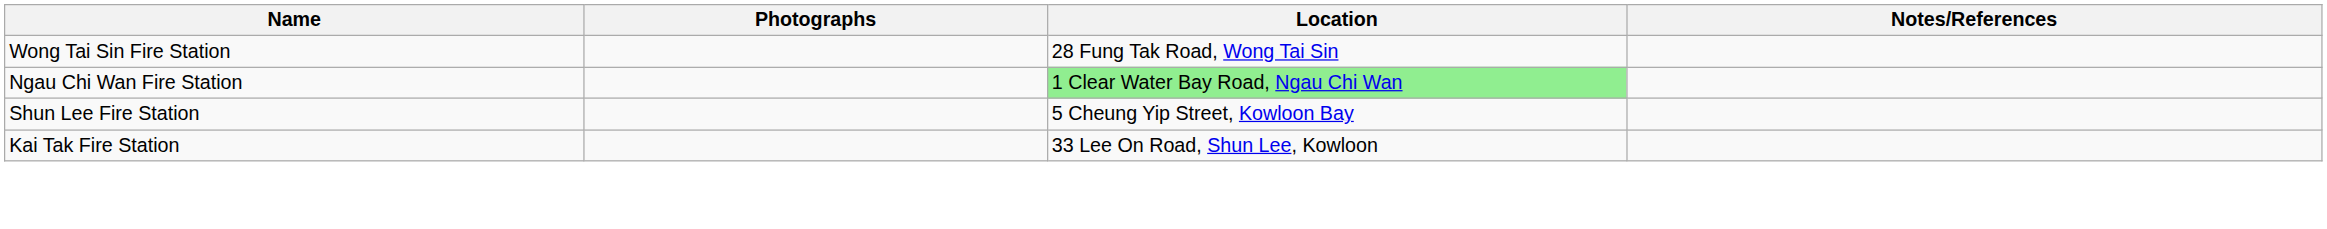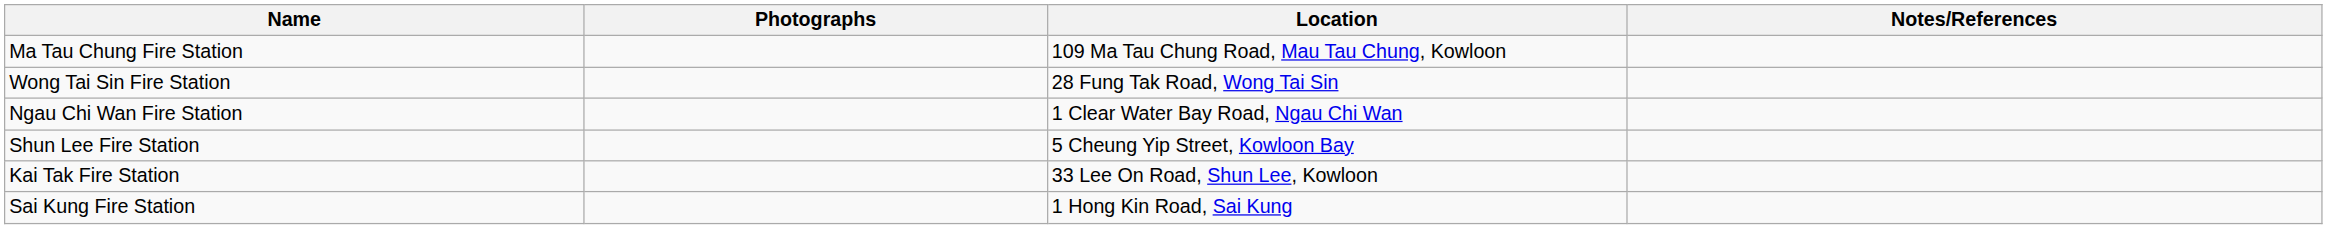+ row: (126, 51)
(1227, 82) lightgreen background -> (1227, 113) no background
+ row: (102, 207)
